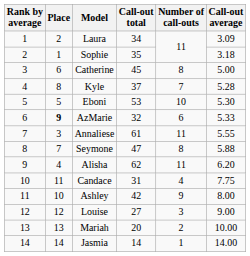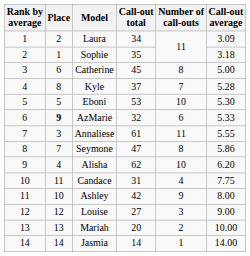(226, 149) 5.88 -> (226, 149) 5.86
(181, 165) 11 -> (181, 165) 10
